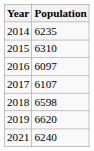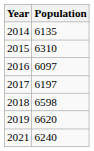(46, 31) 6235 -> (46, 31) 6135
(46, 84) 6107 -> (46, 84) 6197
